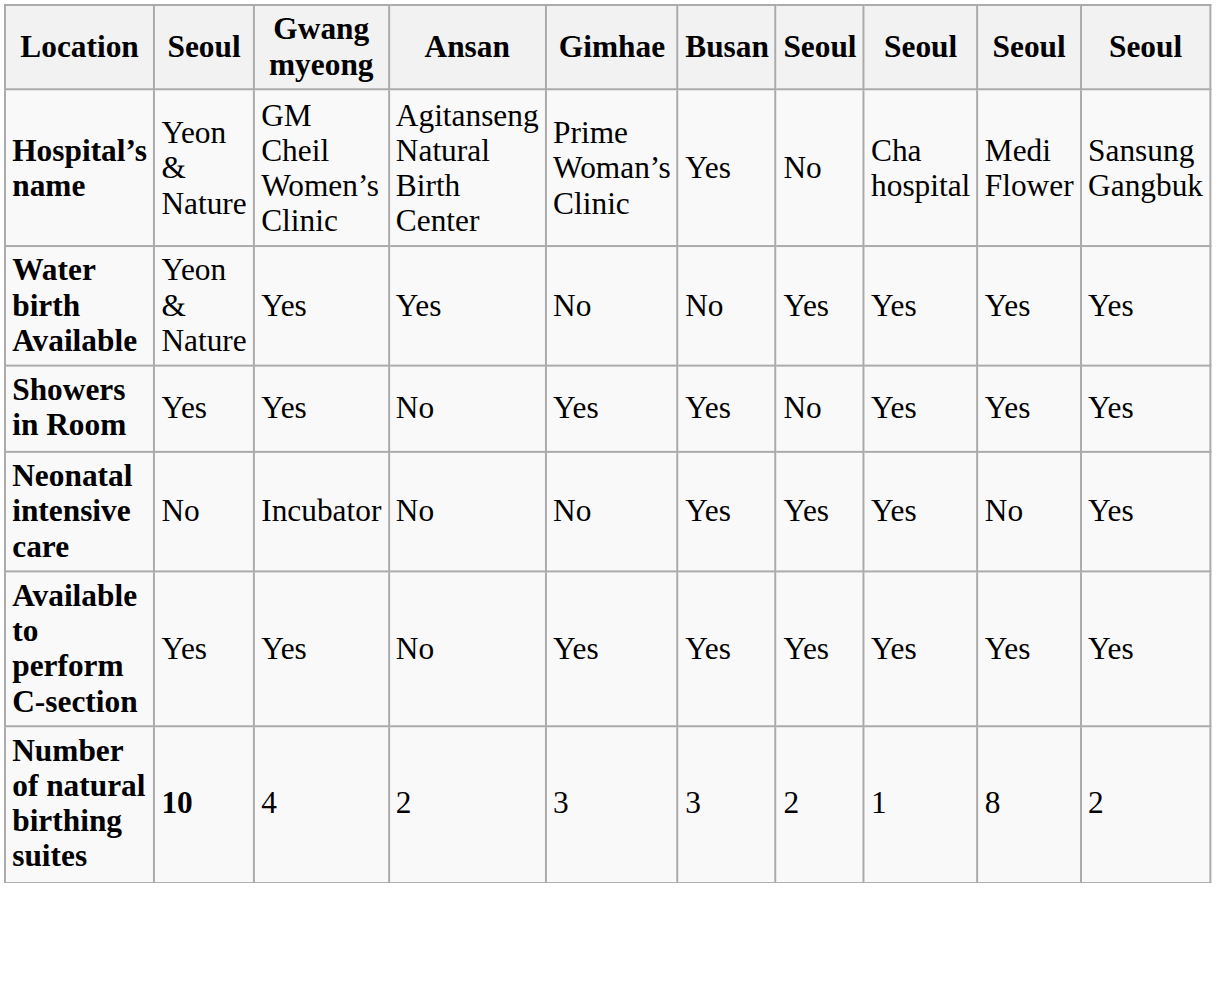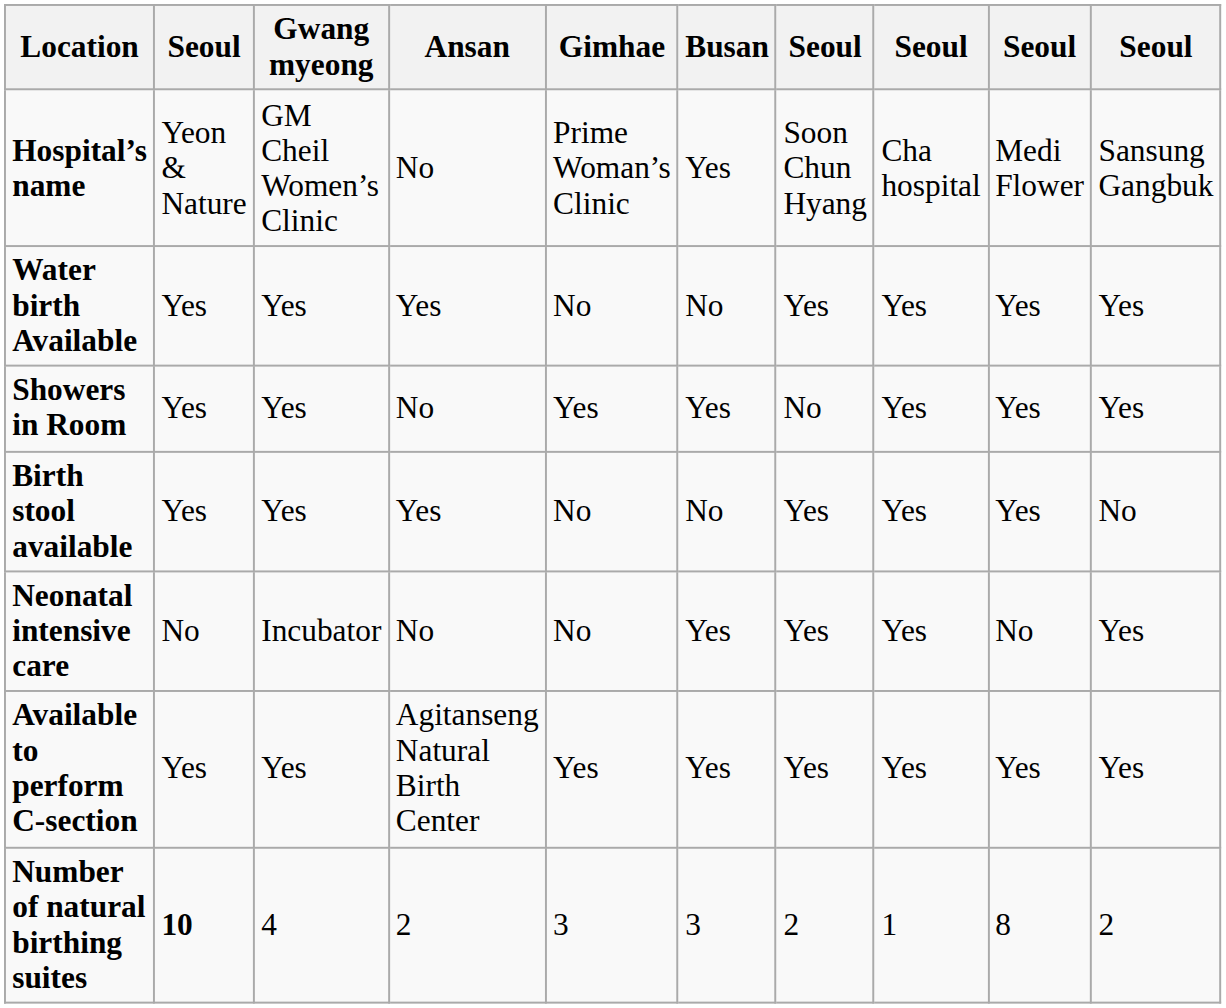(467, 167) Agitanseng Natural Birth Center -> (415, 167) No
(803, 167) No -> (825, 167) Soon Chun Hyang
(204, 305) Yeon & Nature -> (184, 305) Yes
+ row: (72, 510)
(415, 648) No -> (467, 768) Agitanseng Natural Birth Center
